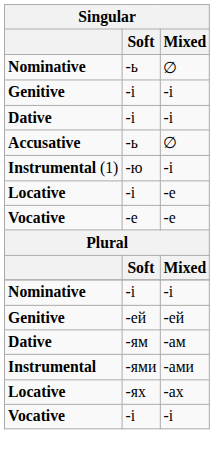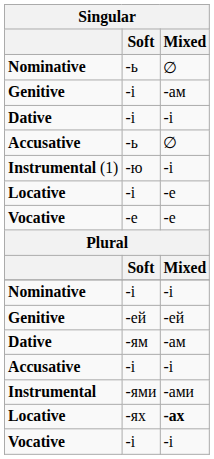(168, 92) -і -> (175, 92) -ам
+ row: (44, 367)
(174, 391) normal -> (174, 416) bold
